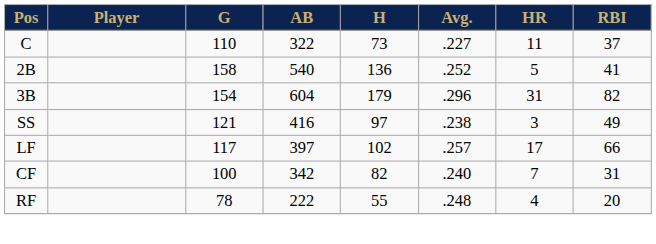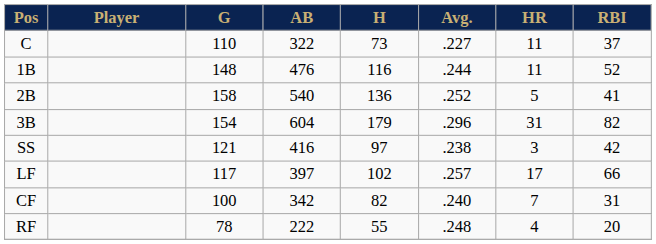+ row: (26, 69)
(612, 122) 49 -> (612, 148) 42
